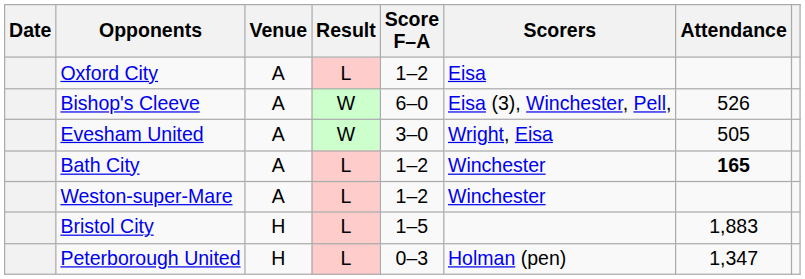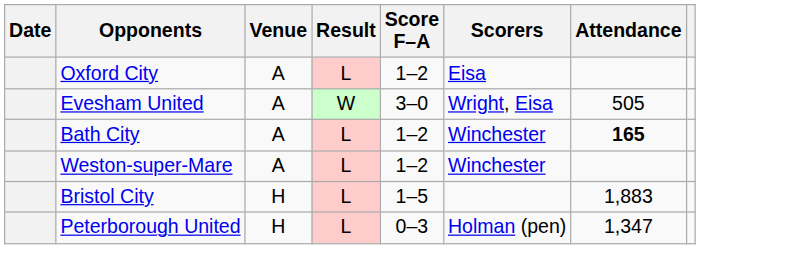- row: (130, 103)
